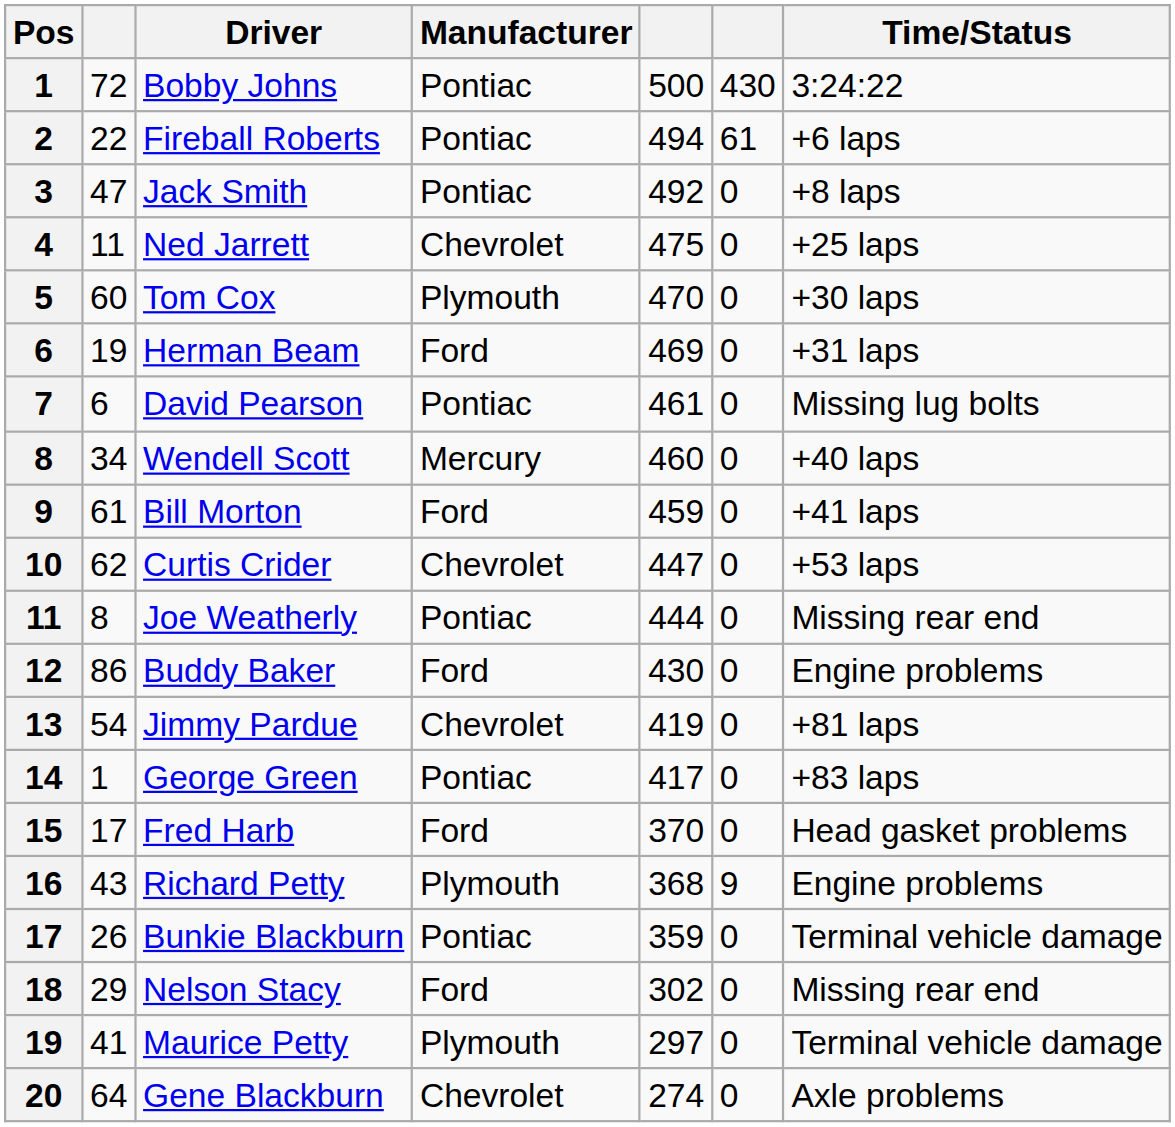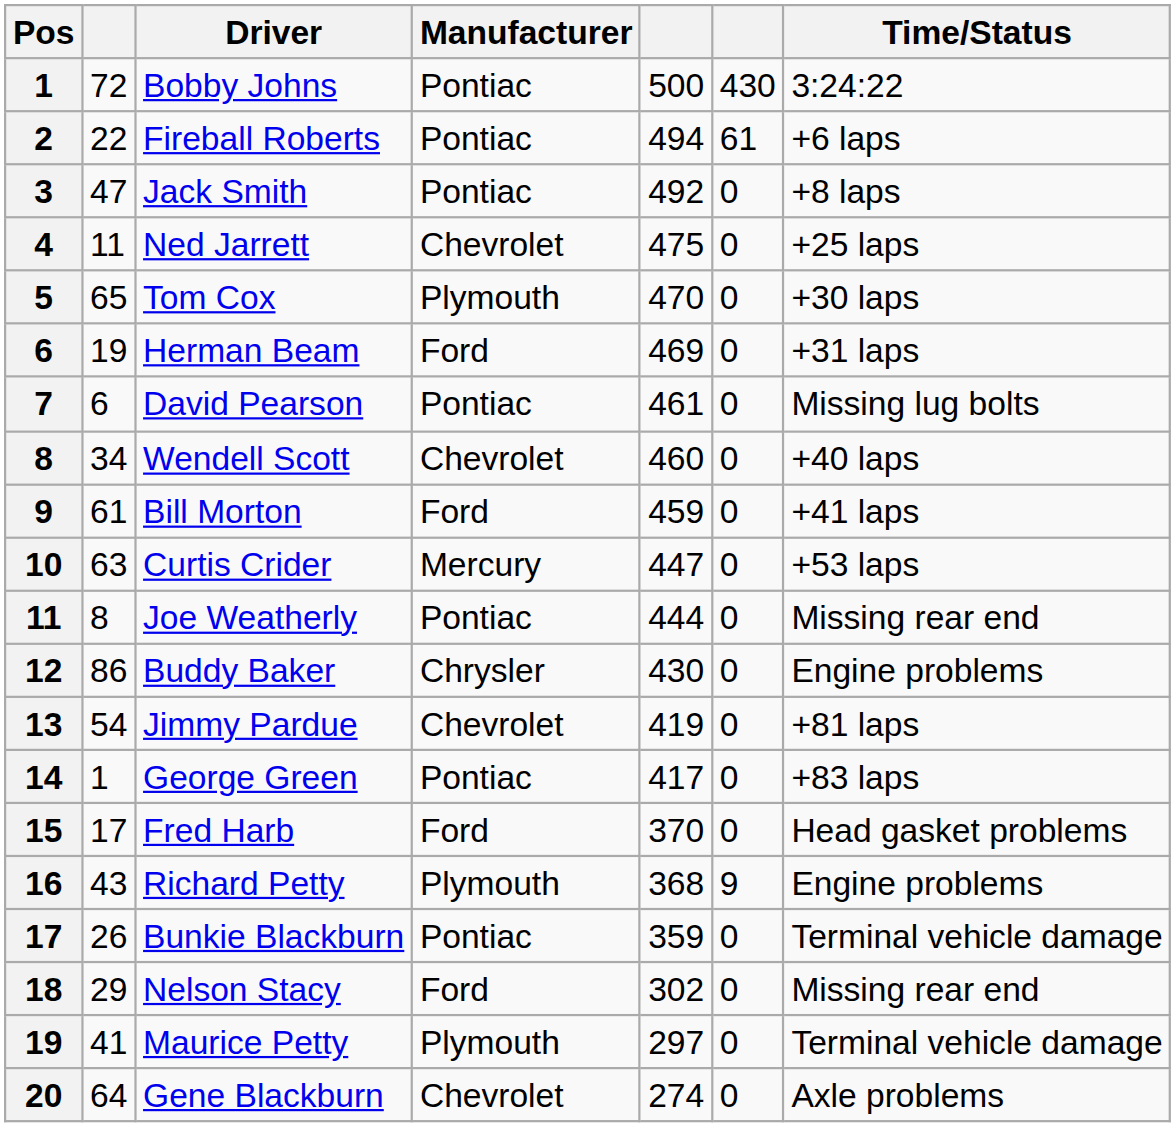(109, 298) 60 -> (109, 298) 65
(481, 457) Mercury -> (492, 457) Chevrolet
(109, 564) 62 -> (109, 564) 63
(492, 564) Chevrolet -> (481, 564) Mercury
(454, 670) Ford -> (482, 670) Chrysler
